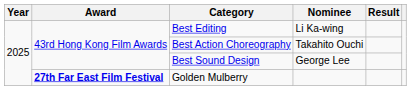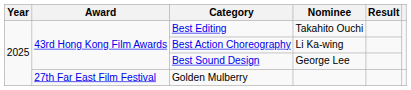(319, 28) Li Ka-wing -> (329, 28) Takahito Ouchi
(329, 45) Takahito Ouchi -> (319, 45) Li Ka-wing
(99, 77) bold -> (95, 77) normal
